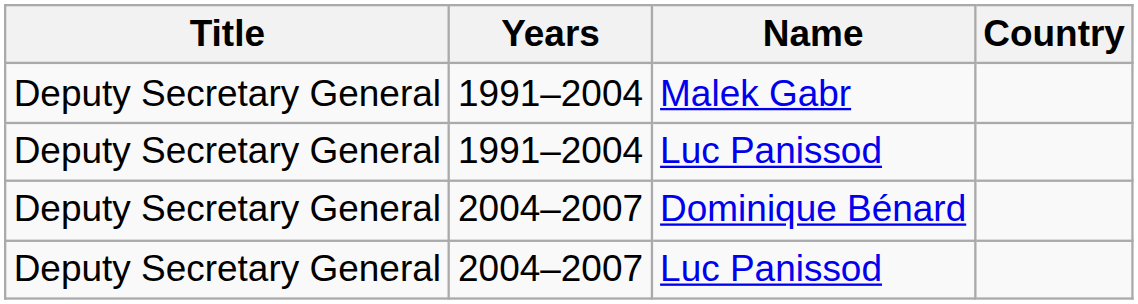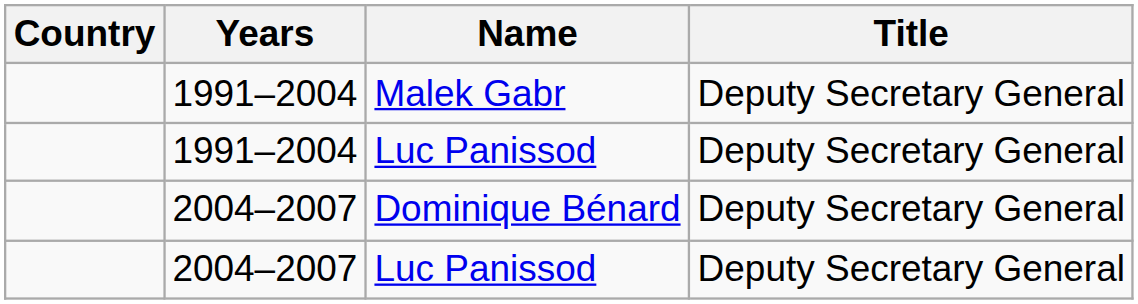columns swapped: (227, 33) <-> (1054, 33)
